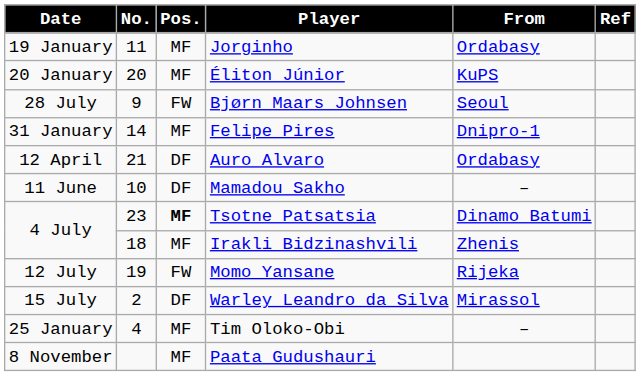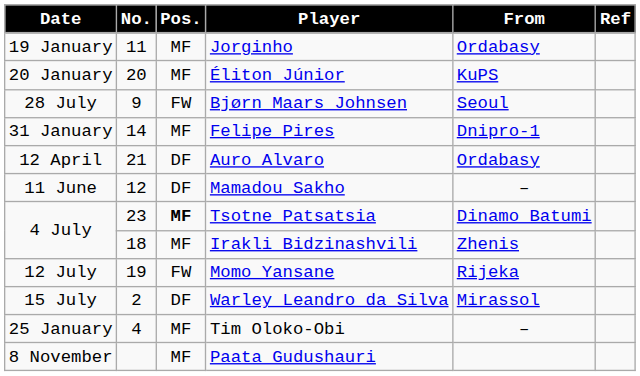(136, 188) 10 -> (136, 188) 12
